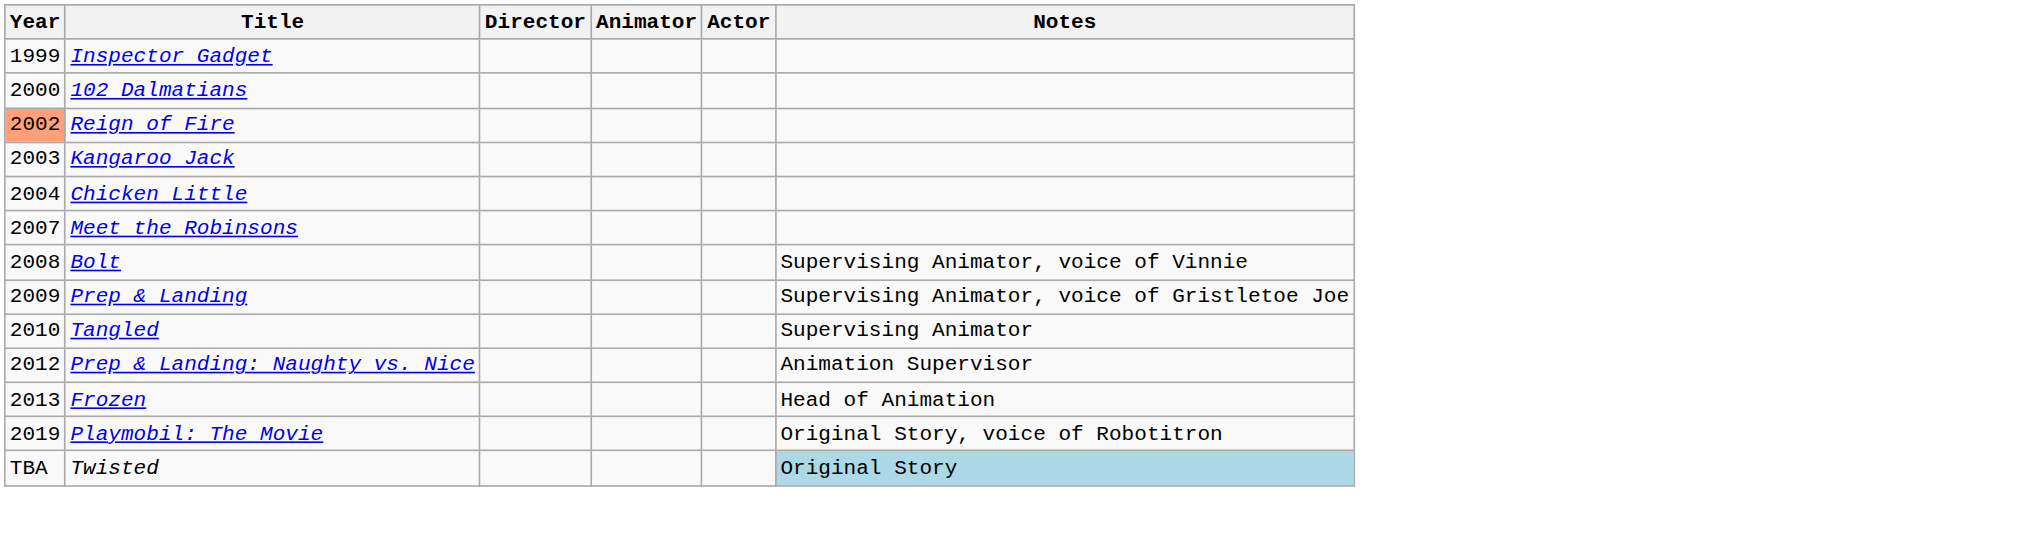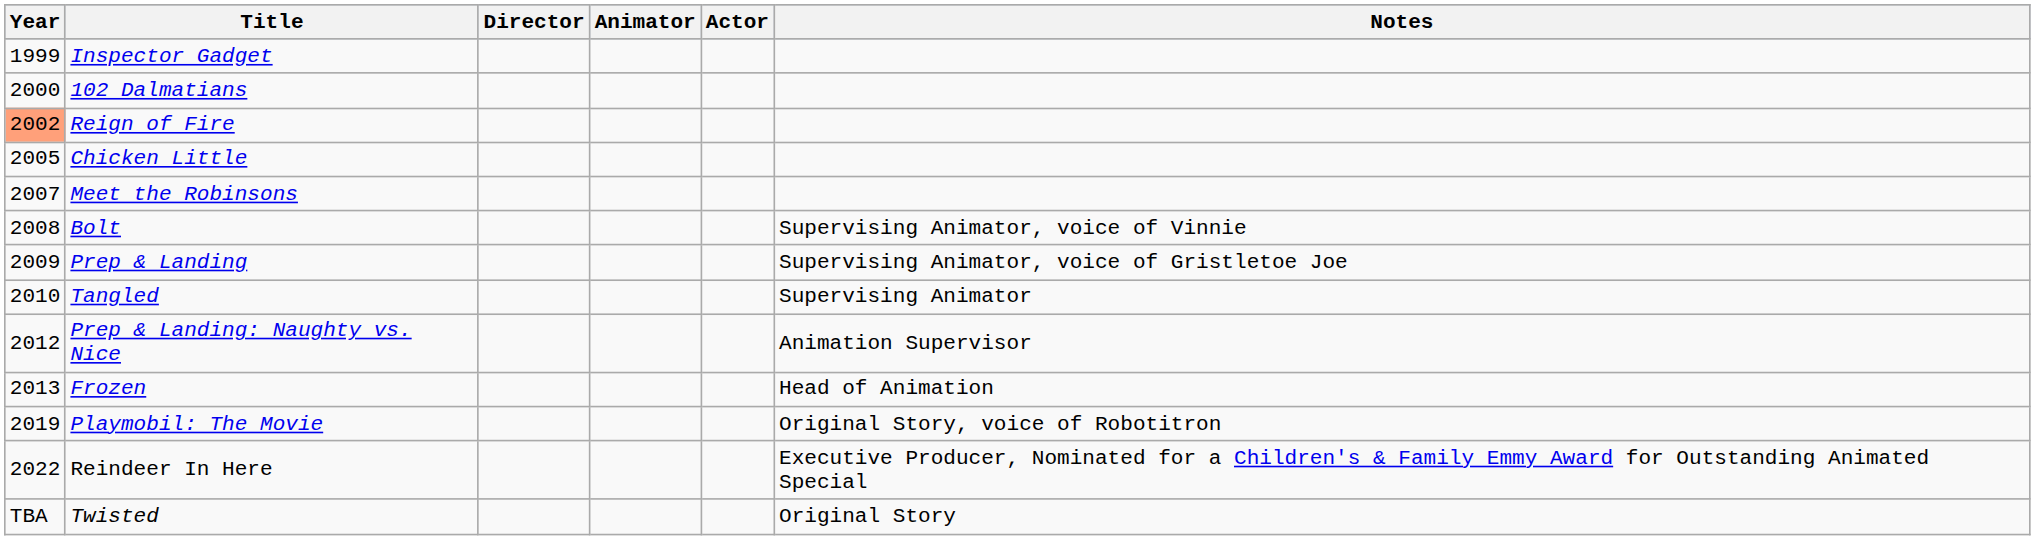- row: (153, 159)
(35, 194) 2004 -> (35, 159) 2005
+ row: (172, 470)
(869, 468) lightblue background -> (867, 517) no background
